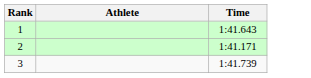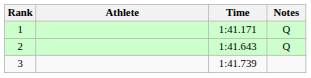+ column: (286, 13)
(238, 30) 1:41.643 -> (238, 30) 1:41.171
(238, 47) 1:41.171 -> (238, 47) 1:41.643
